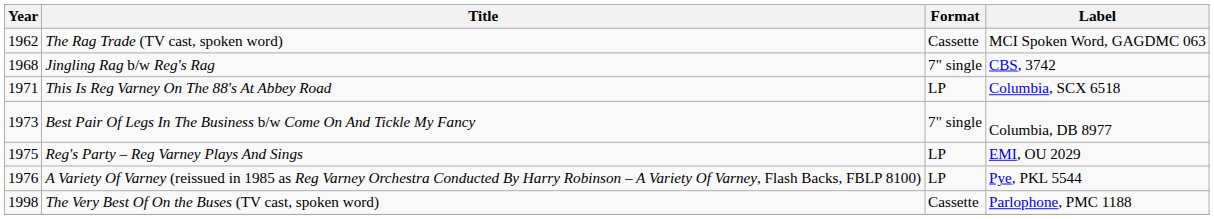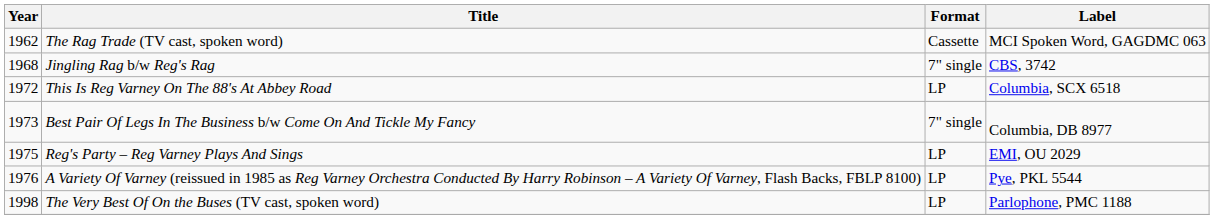(23, 88) 1971 -> (23, 88) 1972
(953, 202) Cassette -> (937, 202) LP
